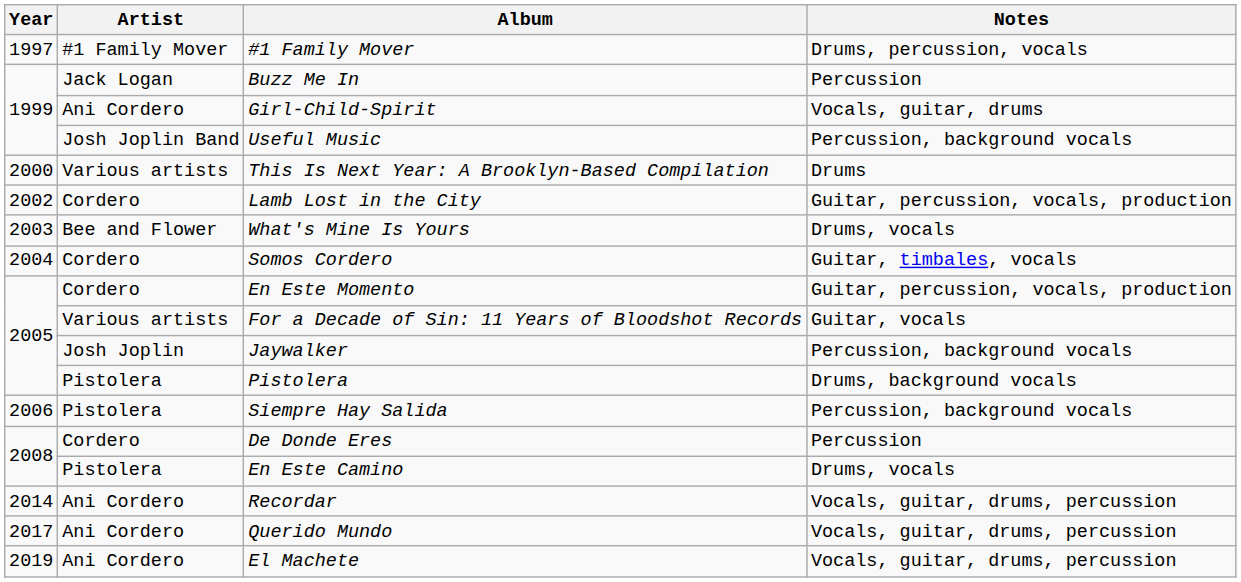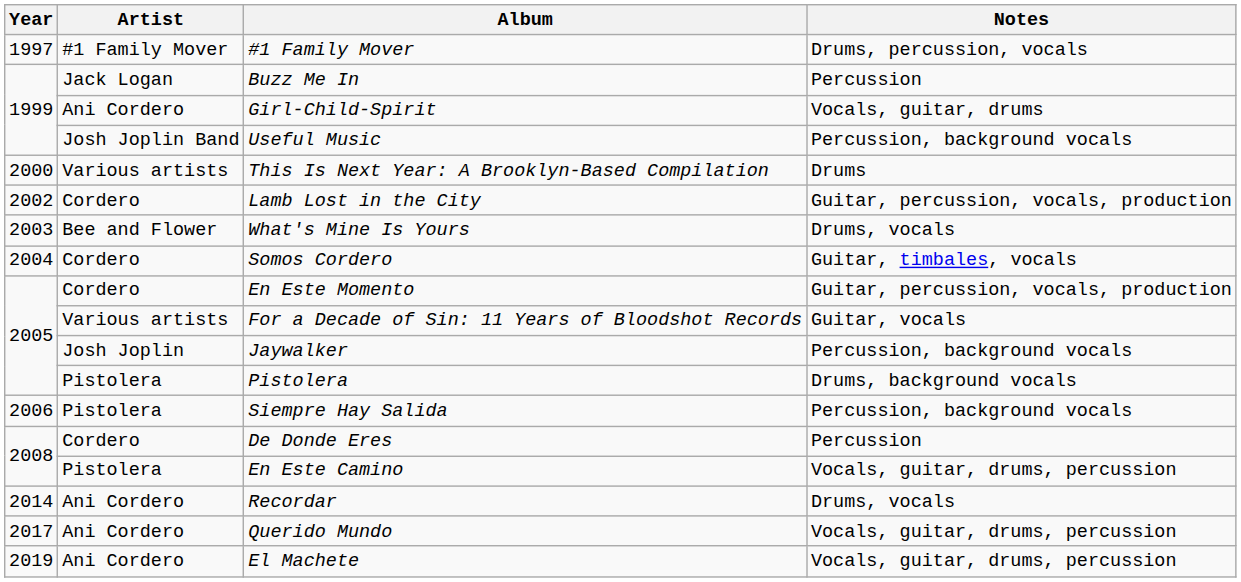(883, 471) Drums, vocals -> (994, 471) Vocals, guitar, drums, percussion
(994, 501) Vocals, guitar, drums, percussion -> (883, 501) Drums, vocals
